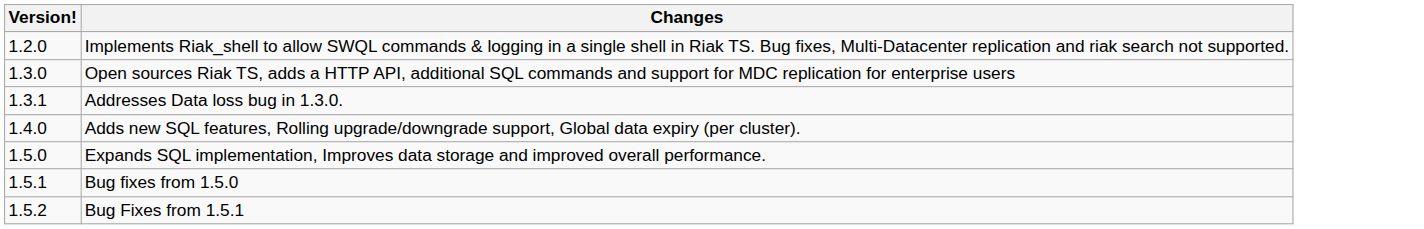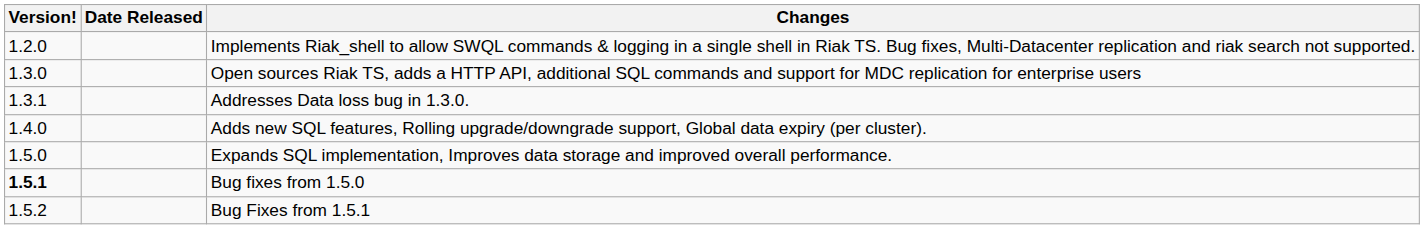+ column: (144, 18)
(28, 182) normal -> (28, 182) bold
